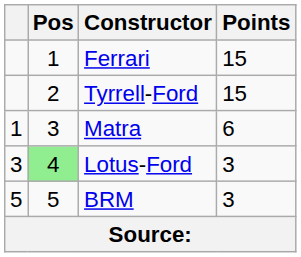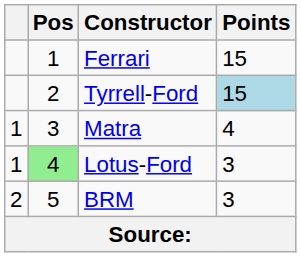(235, 93) no background -> (235, 93) lightblue background
(228, 129) 6 -> (228, 129) 4
(16, 164) 3 -> (16, 164) 1
(16, 199) 5 -> (16, 199) 2
